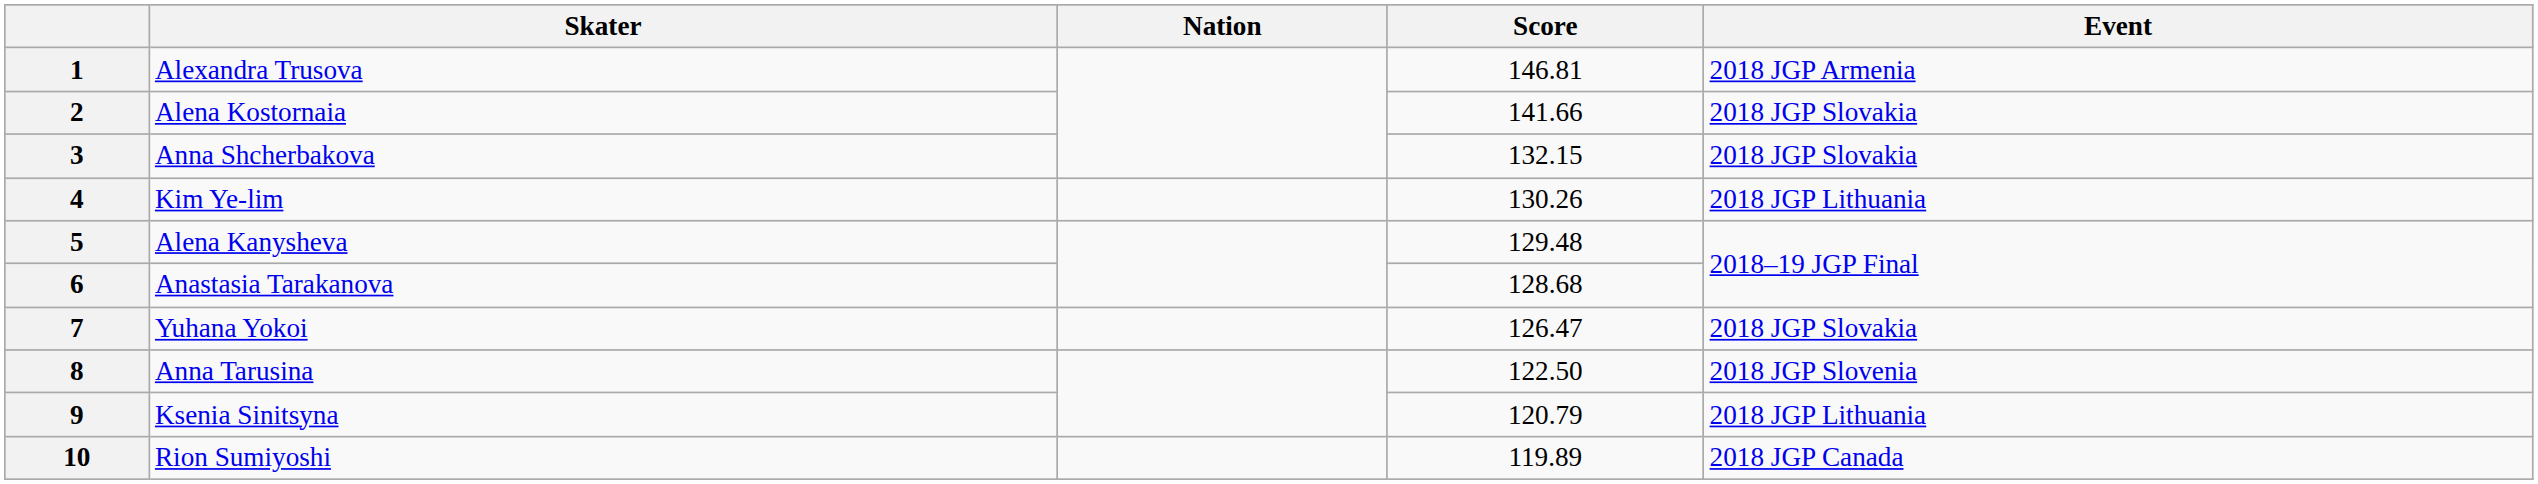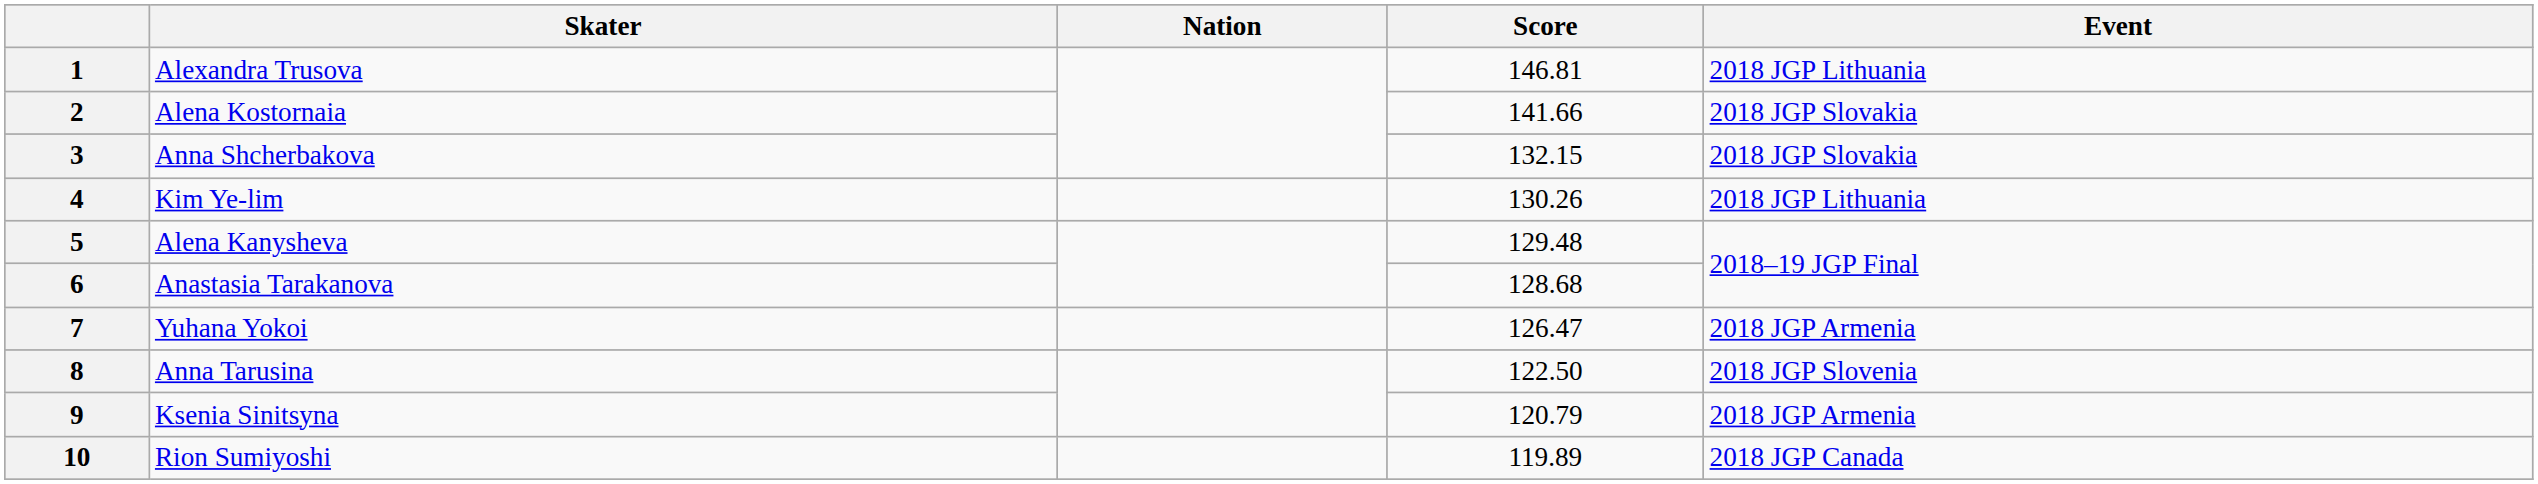(1813, 69) 2018 JGP Armenia -> (1818, 69) 2018 JGP Lithuania
(1813, 328) 2018 JGP Slovakia -> (1813, 328) 2018 JGP Armenia
(1818, 414) 2018 JGP Lithuania -> (1813, 414) 2018 JGP Armenia
